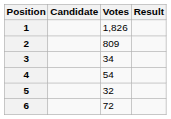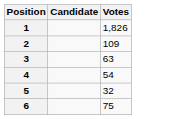- column: (149, 12)
(111, 43) 809 -> (111, 43) 109
(108, 59) 34 -> (108, 59) 63
(108, 106) 72 -> (108, 106) 75
